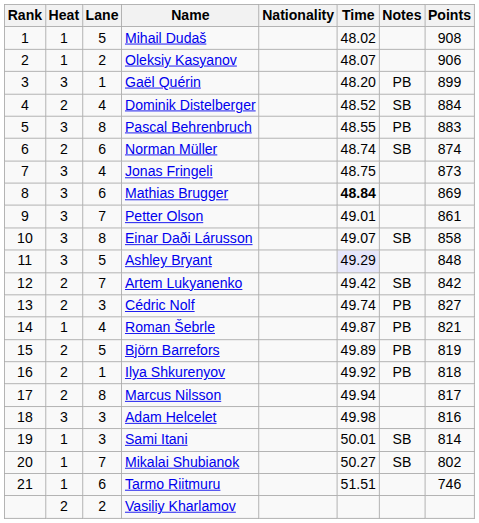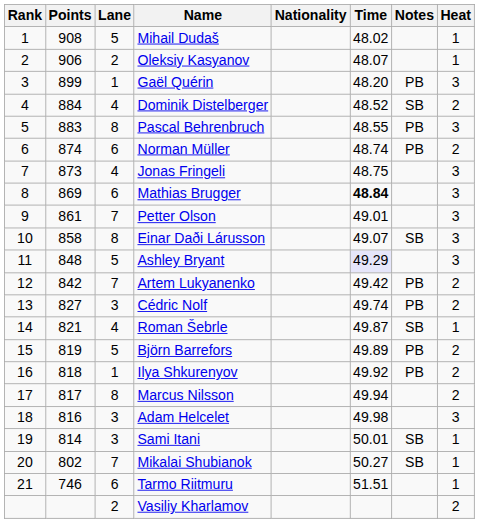columns swapped: (64, 15) <-> (449, 15)
(402, 149) SB -> (414, 149) PB
(402, 283) SB -> (414, 283) PB
(402, 328) PB -> (414, 328) SB
